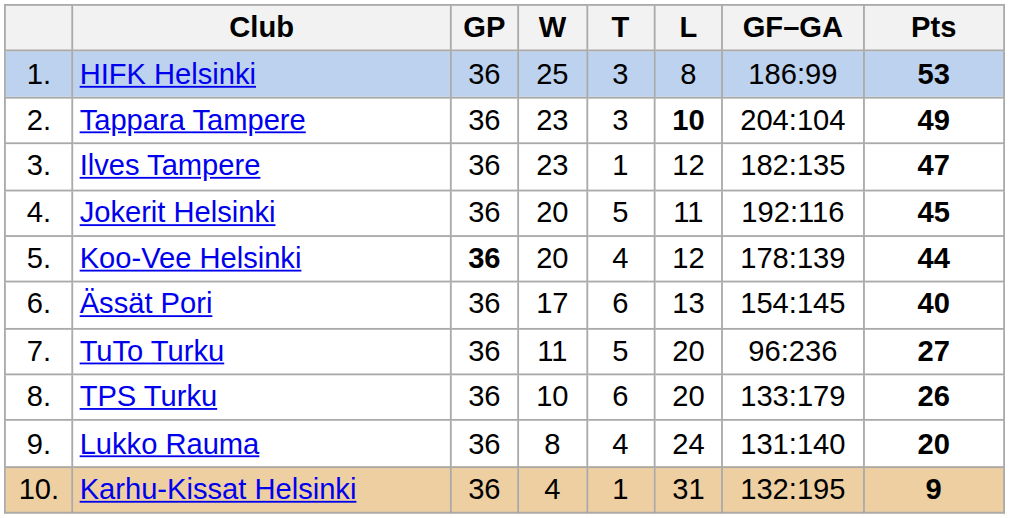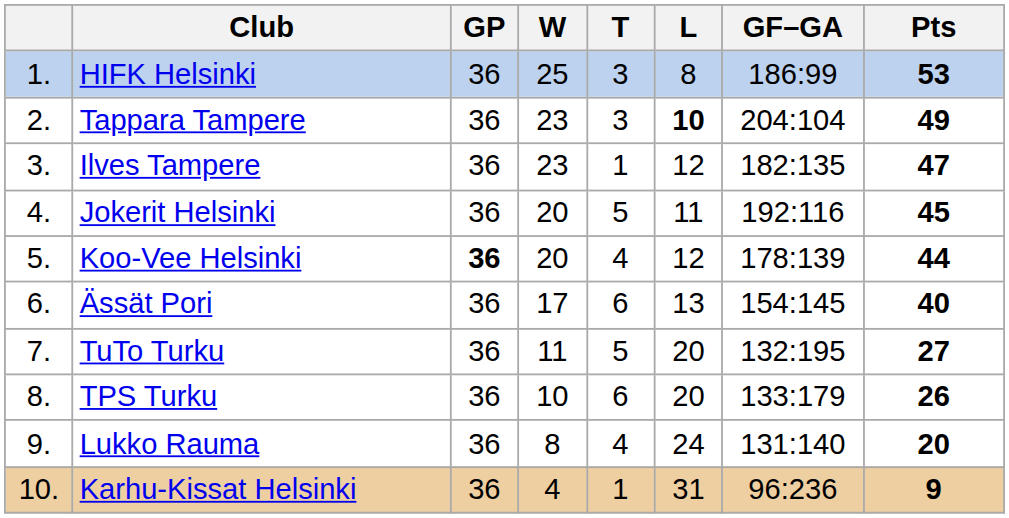(793, 350) 96:236 -> (793, 350) 132:195
(793, 489) 132:195 -> (793, 489) 96:236
